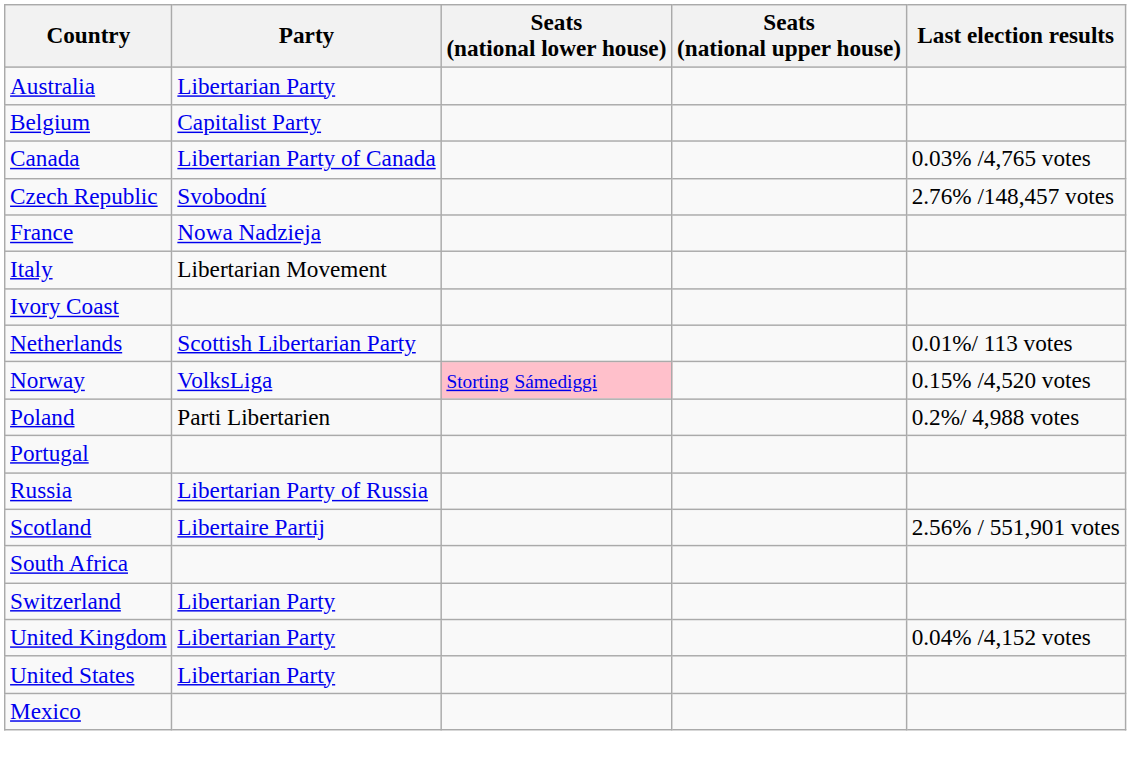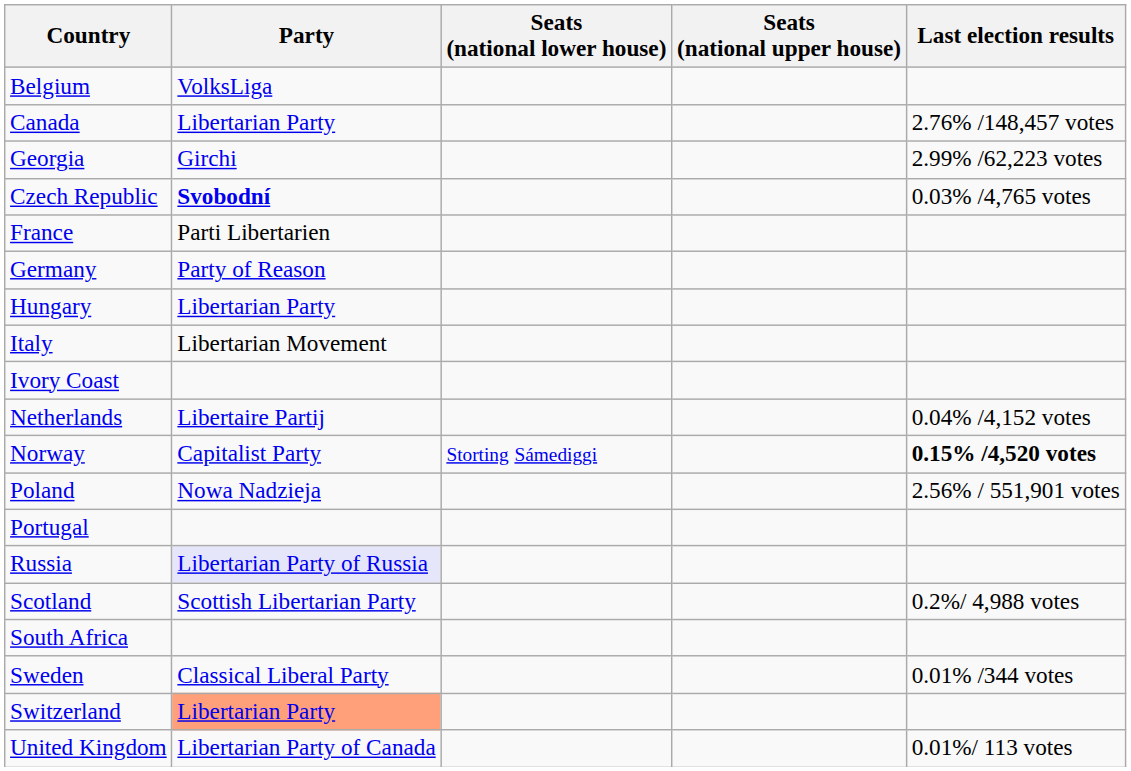- row: (53, 85)
(249, 122) Capitalist Party -> (225, 85) VolksLiga
(307, 159) Libertarian Party of Canada -> (256, 122) Libertarian Party
(1001, 159) 0.03% /4,765 votes -> (1013, 122) 2.76% /148,457 votes
+ row: (47, 159)
(222, 196) normal -> (224, 196) bold
(1013, 196) 2.76% /148,457 votes -> (1001, 196) 0.03% /4,765 votes
(249, 232) Nowa Nadzieja -> (254, 232) Parti Libertarien
+ row: (53, 269)
+ row: (51, 306)
(297, 343) Scottish Libertarian Party -> (251, 416) Libertaire Partij
(992, 343) 0.01%/ 113 votes -> (1001, 416) 0.04% /4,152 votes
(225, 380) VolksLiga -> (249, 453) Capitalist Party
(522, 380) pink background -> (522, 453) no background
(1001, 380) normal -> (1004, 453) bold
(254, 416) Parti Libertarien -> (249, 490) Nowa Nadzieja
(995, 416) 0.2%/ 4,988 votes -> (1016, 490) 2.56% / 551,901 votes
(303, 490) no background -> (303, 564) lavender background
(251, 527) Libertaire Partij -> (297, 600) Scottish Libertarian Party
(1016, 527) 2.56% / 551,901 votes -> (995, 600) 0.2%/ 4,988 votes
+ row: (47, 674)
(256, 600) no background -> (256, 711) lightsalmon background
(256, 637) Libertarian Party -> (307, 748) Libertarian Party of Canada
(1001, 637) 0.04% /4,152 votes -> (992, 748) 0.01%/ 113 votes
- row: (72, 674)
- row: (46, 711)
